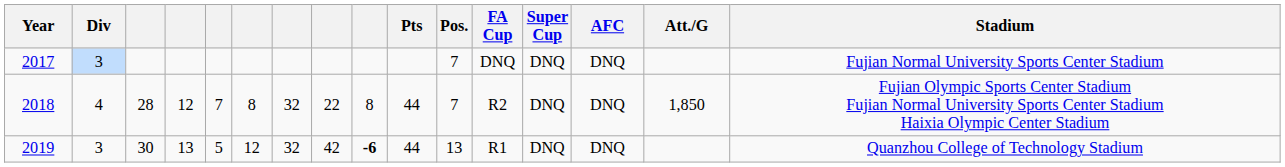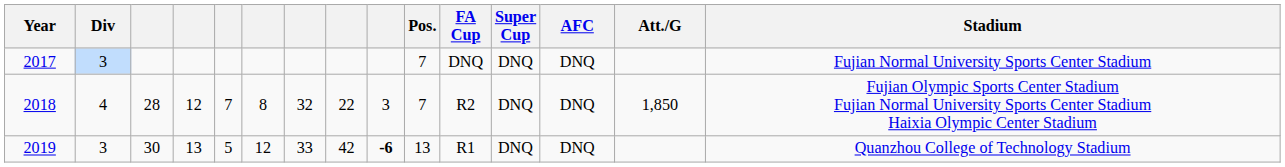- column: (412, 26)
(369, 104) 8 -> (386, 104) 3
(292, 148) 32 -> (305, 148) 33
